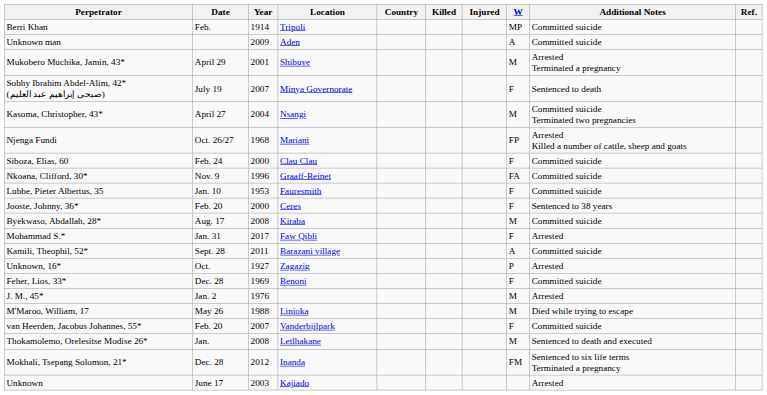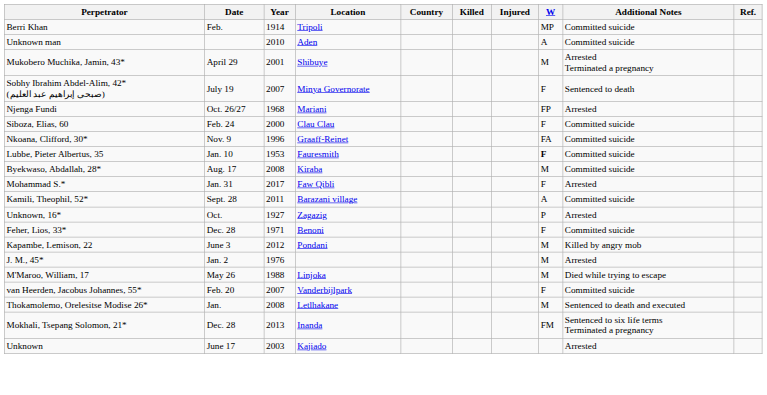(260, 42) 2009 -> (275, 42) 2010
- row: (55, 114)
(609, 140) Arrested Killed a number of cattle, sheep and goats -> (581, 109) Arrested
(511, 191) normal -> (543, 154) bold
- row: (42, 206)
(260, 281) 1969 -> (275, 229) 1971
+ row: (49, 245)
(260, 362) 2012 -> (275, 325) 2013
